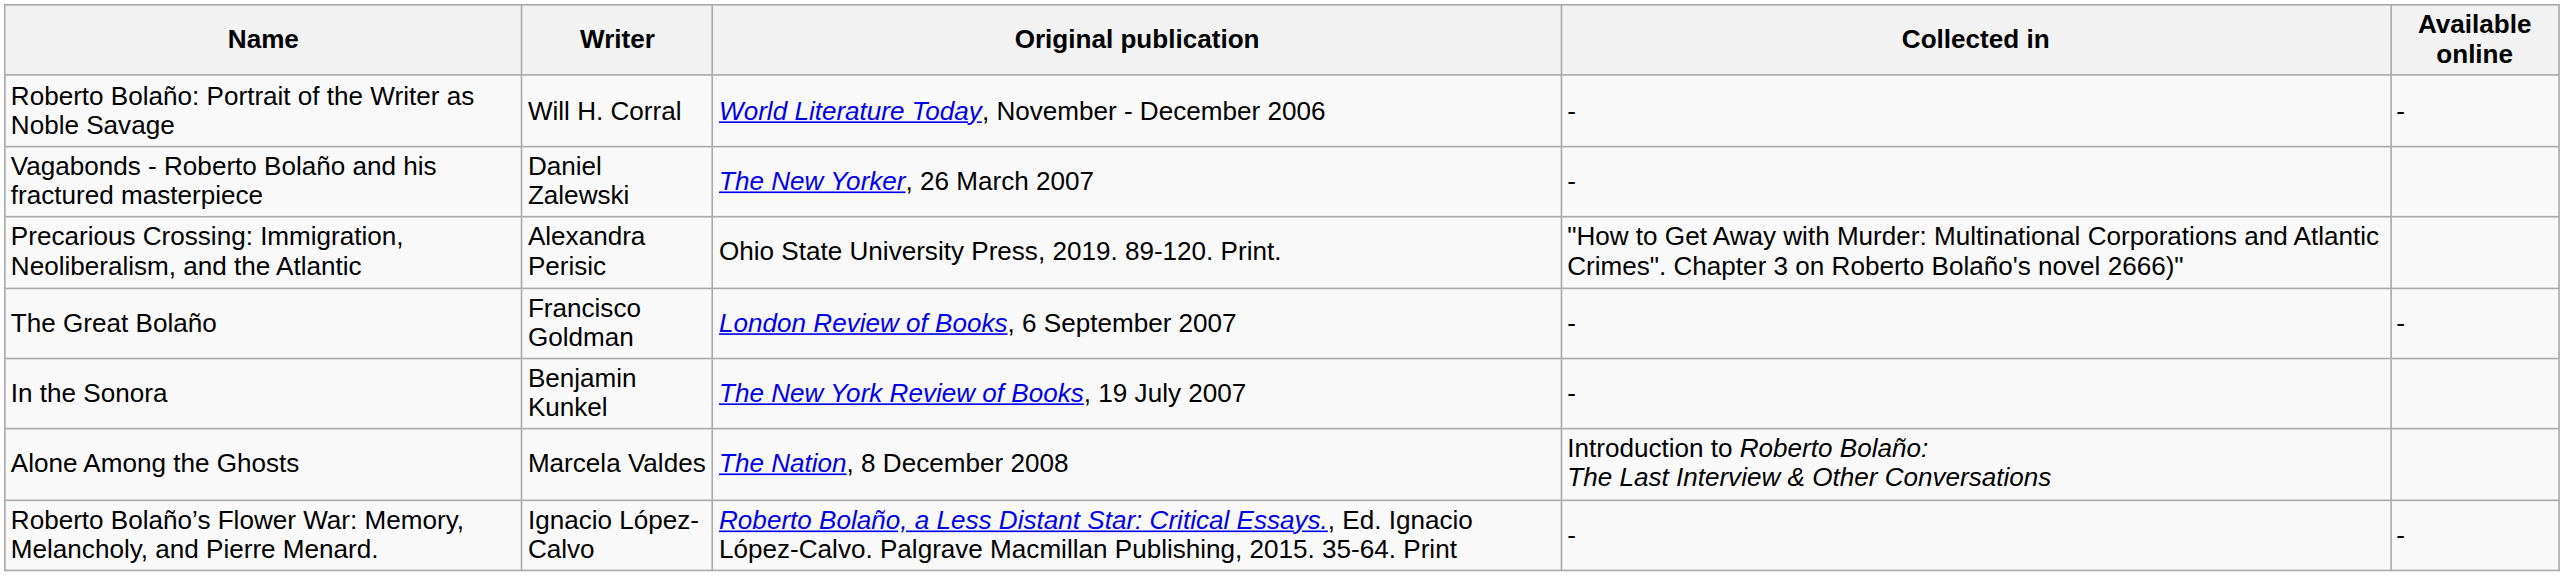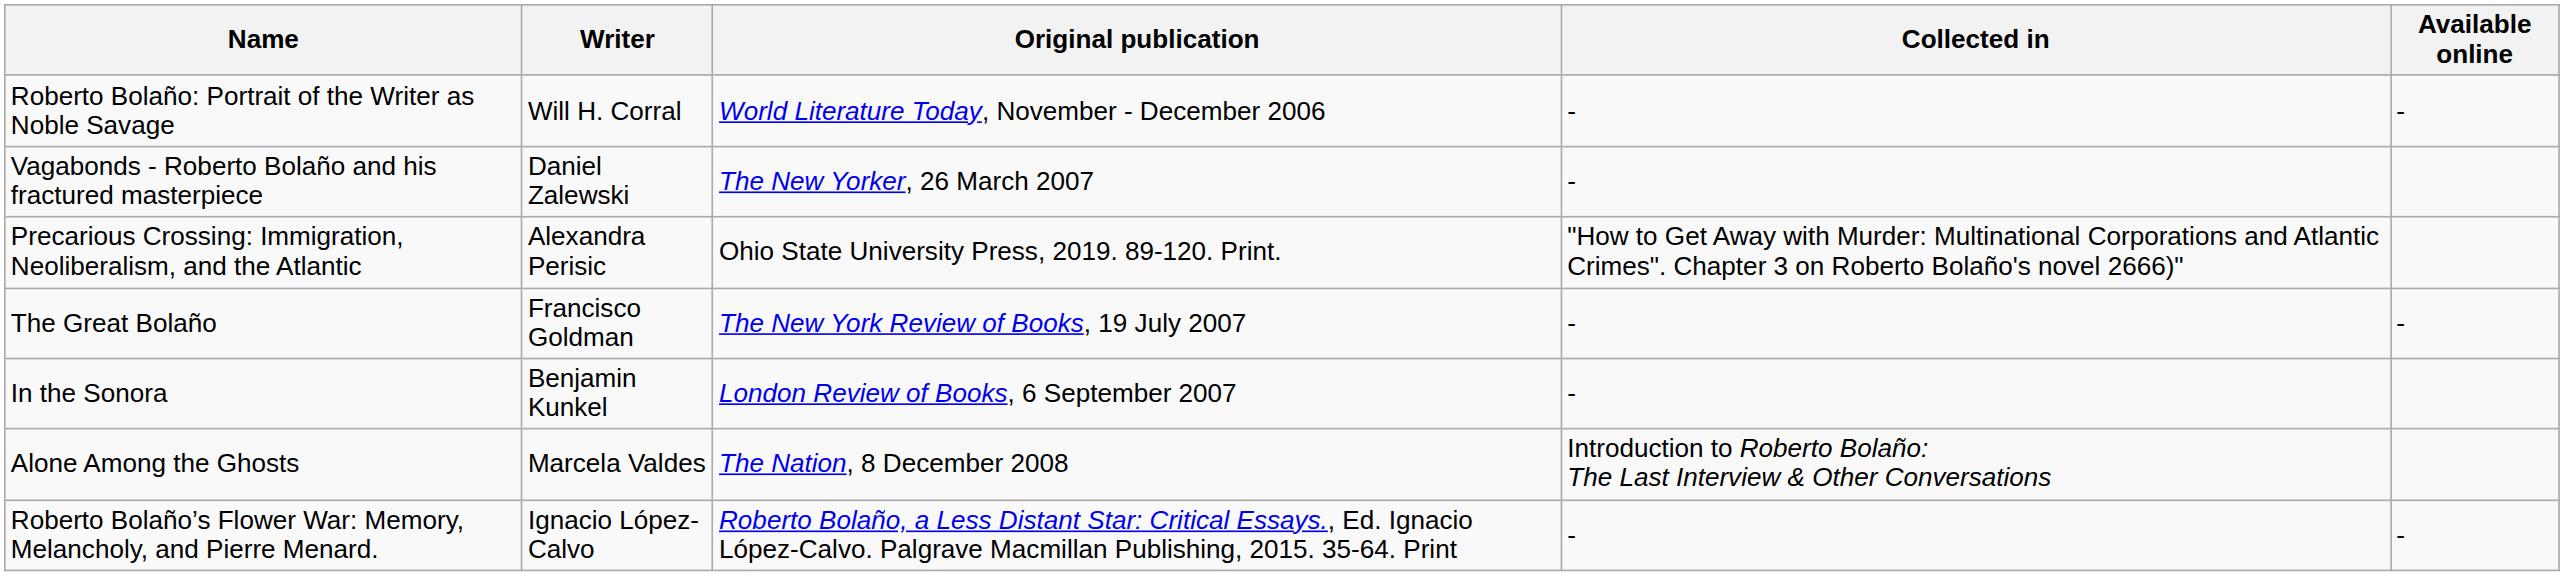(978, 322) London Review of Books, 6 September 2007 -> (983, 322) The New York Review of Books, 19 July 2007
(983, 393) The New York Review of Books, 19 July 2007 -> (978, 393) London Review of Books, 6 September 2007
